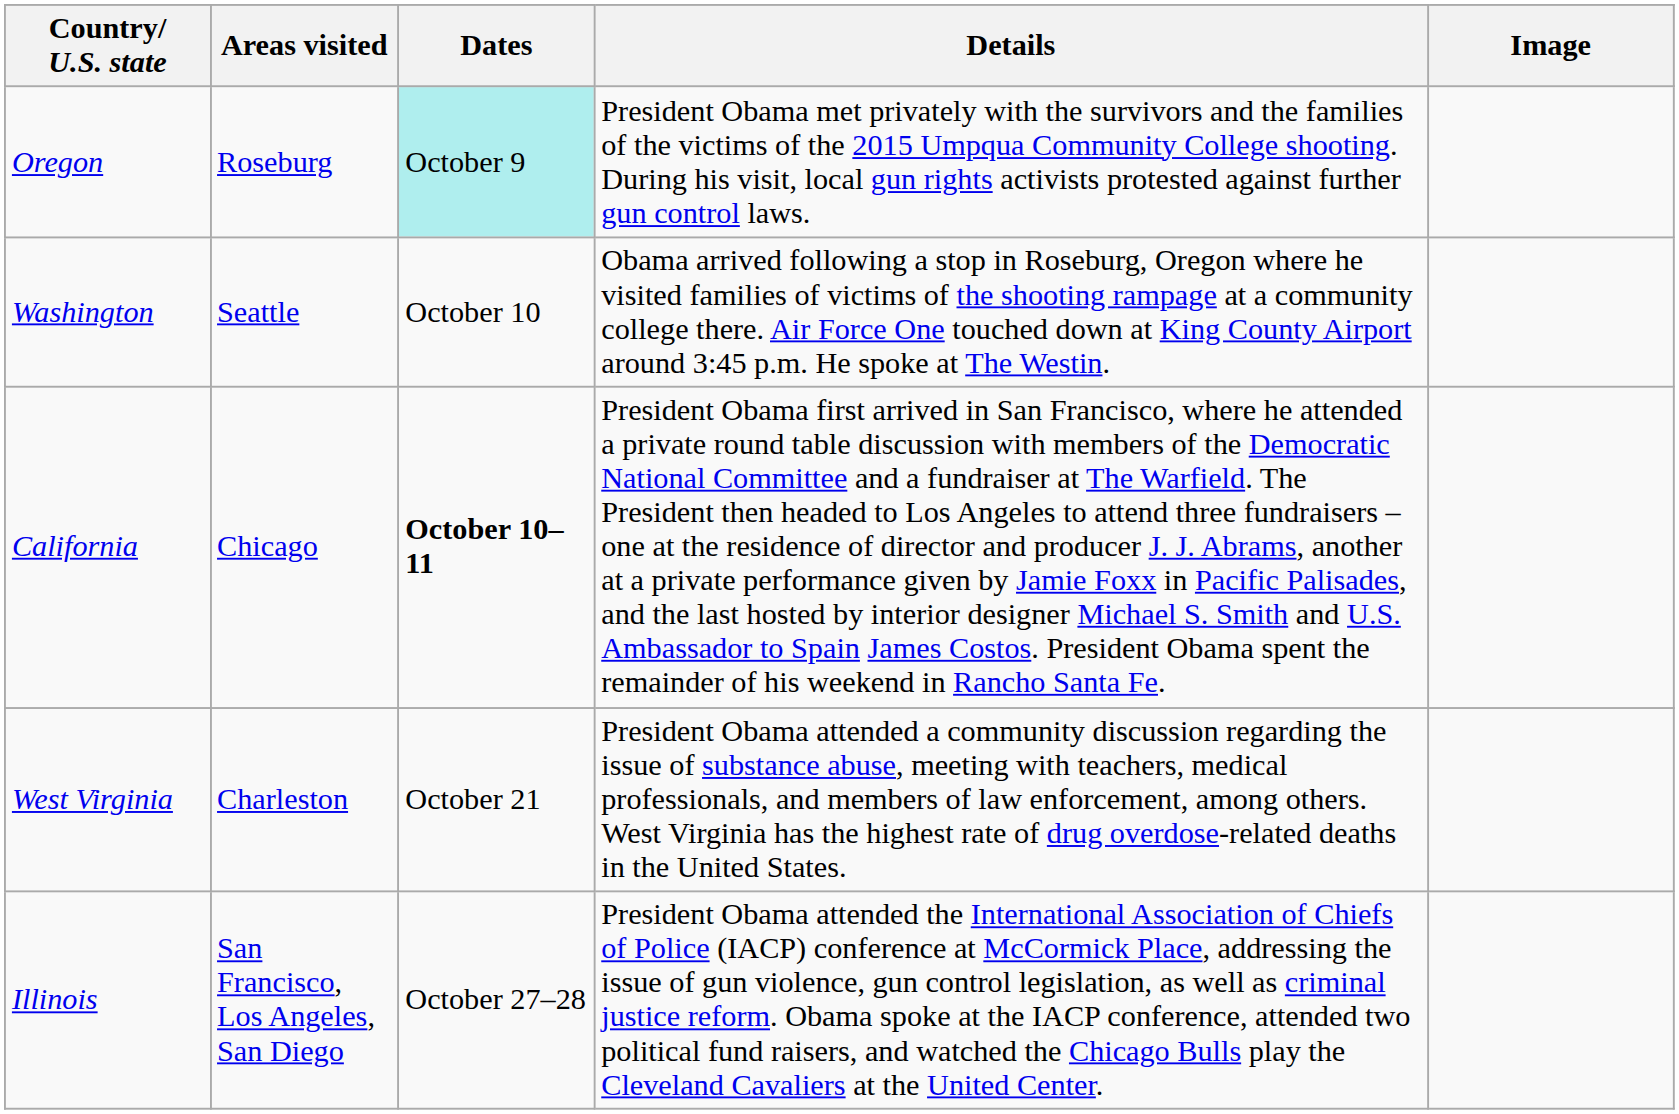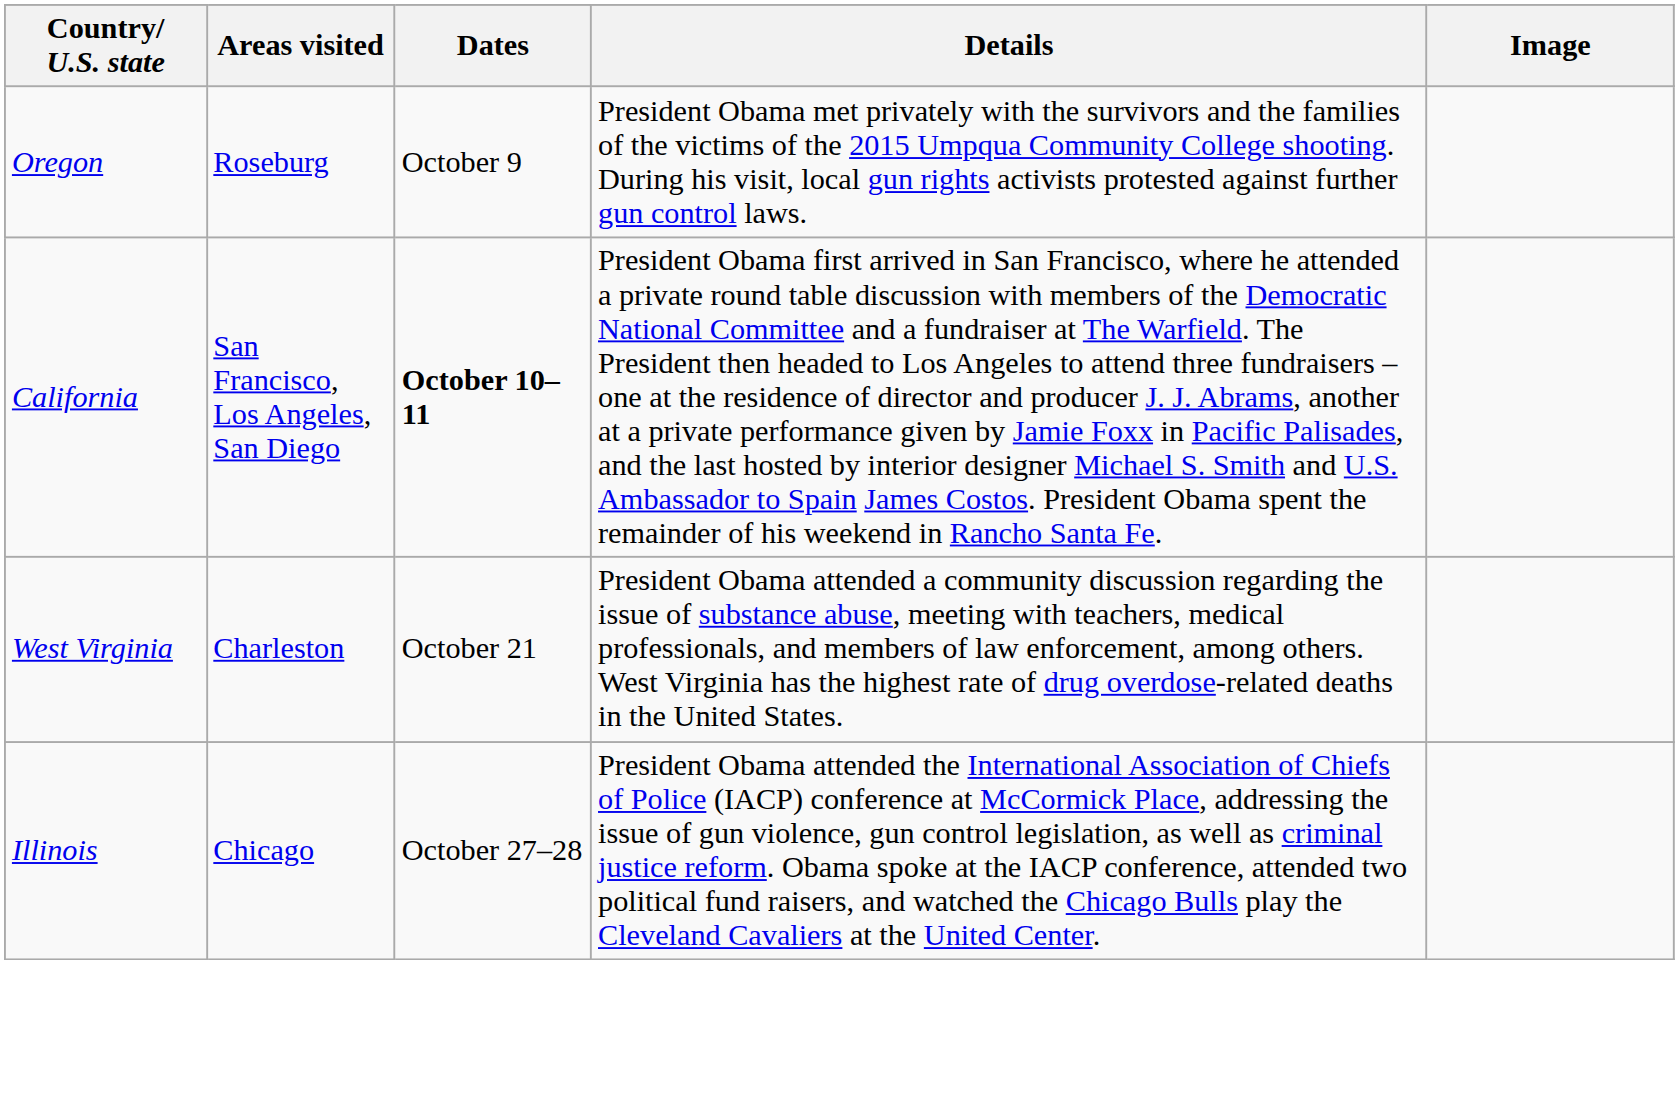(465, 161) paleturquoise background -> (462, 161) no background
- row: (83, 311)
(267, 546) Chicago -> (292, 396) San Francisco, Los Angeles, San Diego
(296, 999) San Francisco, Los Angeles, San Diego -> (264, 849) Chicago
